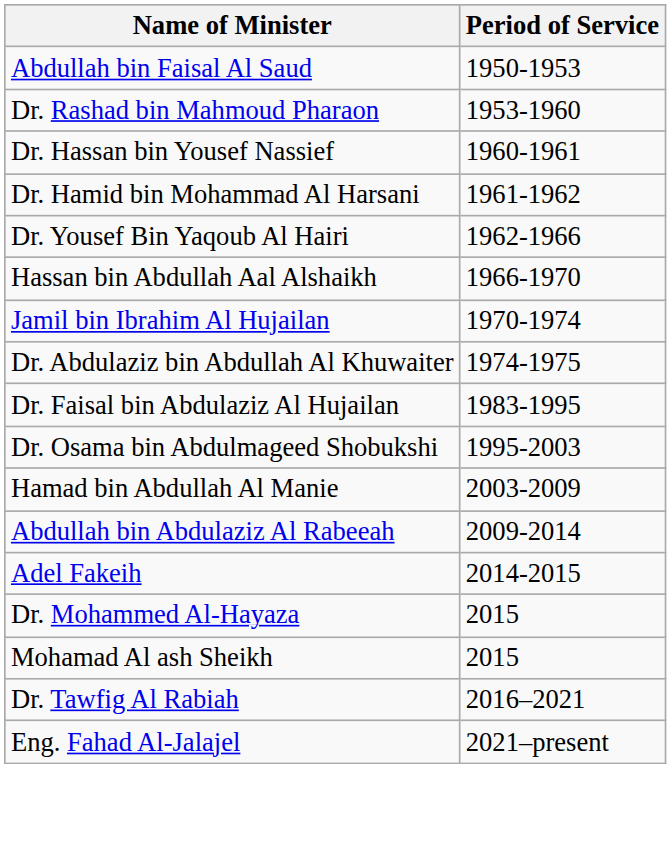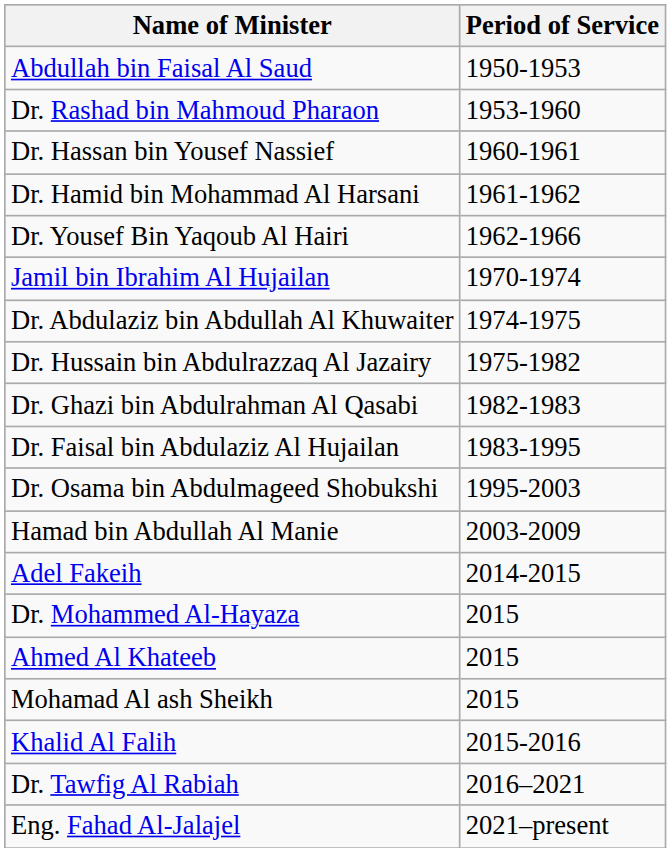- row: (194, 278)
+ row: (221, 362)
+ row: (215, 404)
- row: (203, 531)
+ row: (113, 657)
+ row: (94, 741)
